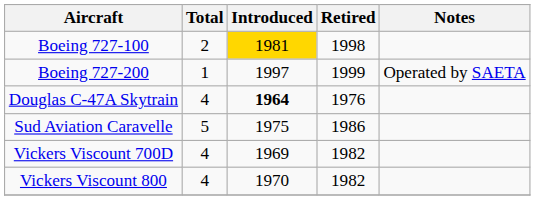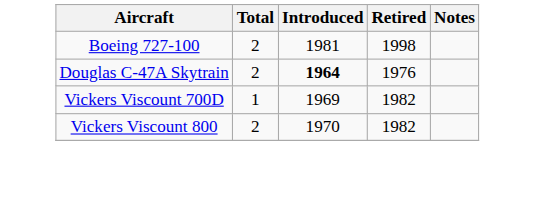(272, 45) gold background -> (323, 45) no background
- row: (93, 72)
(205, 99) 4 -> (255, 72) 2
- row: (93, 126)
(205, 153) 4 -> (255, 99) 1
(205, 180) 4 -> (255, 126) 2
